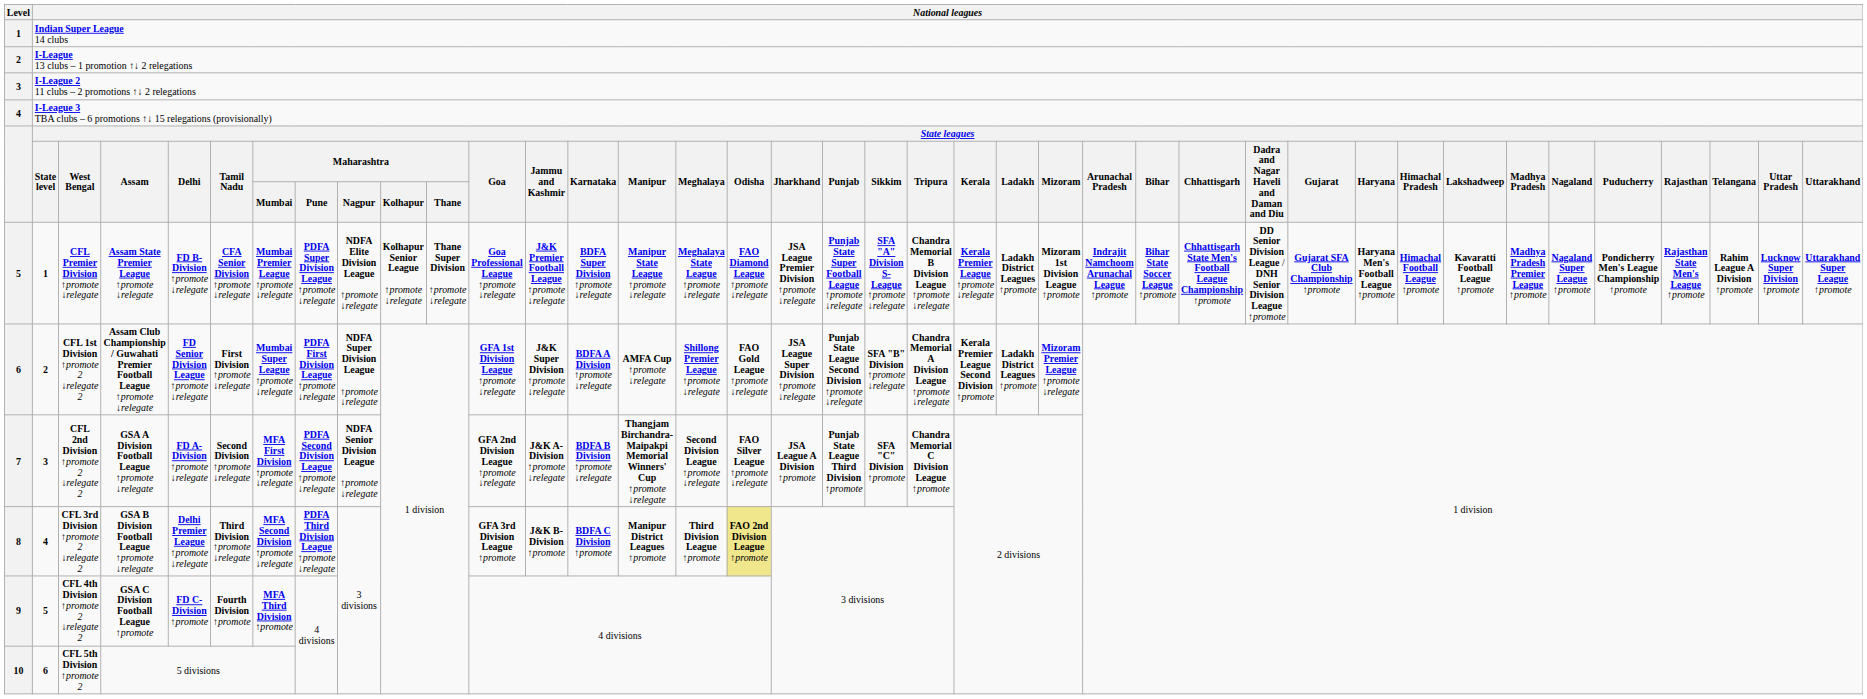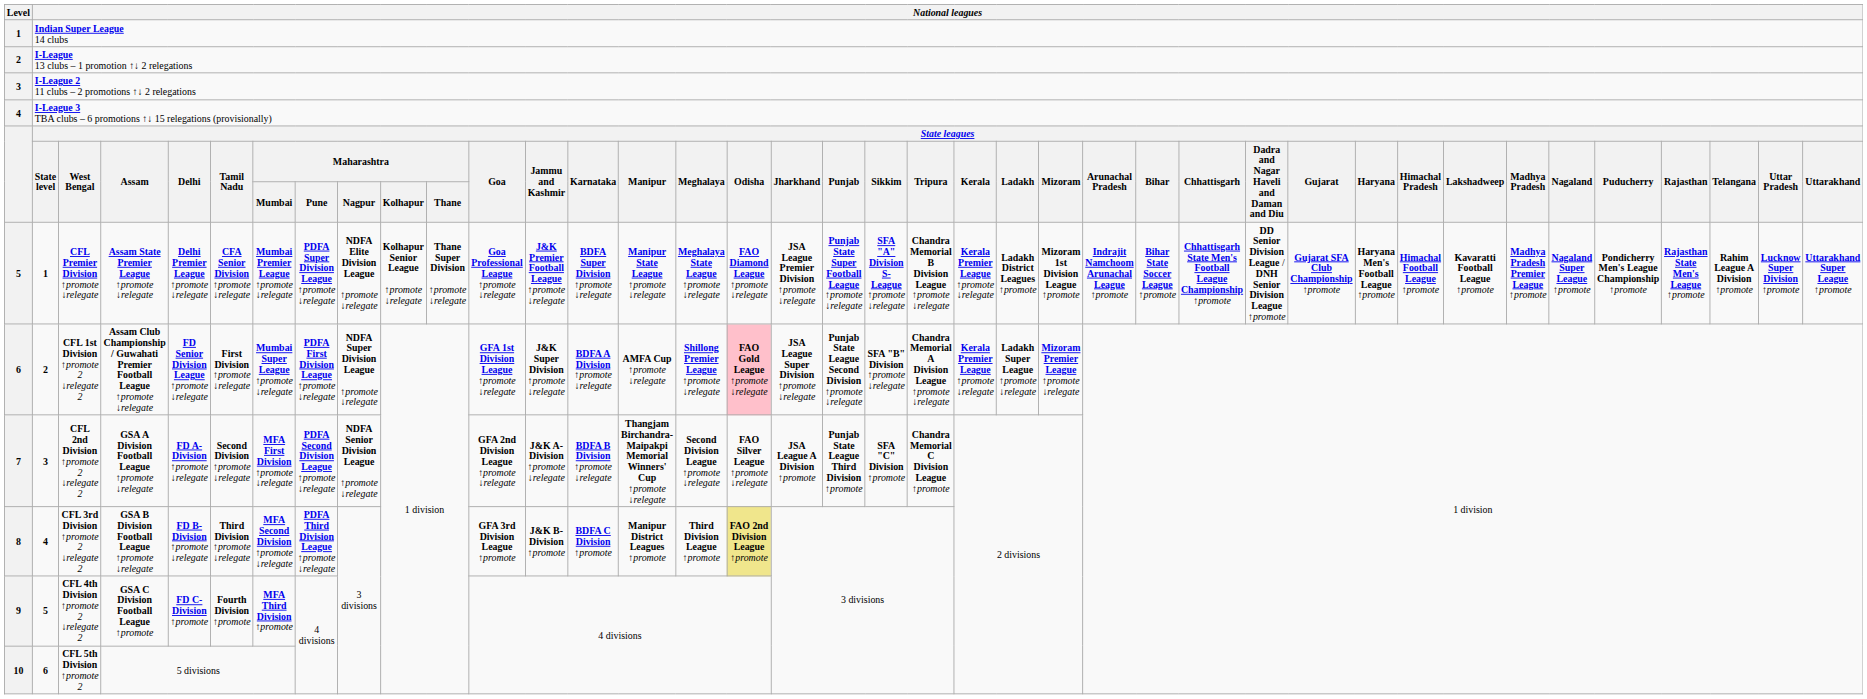(189, 273) FD B-Division ↑promote ↓relegate -> (189, 273) Delhi Premier League ↑promote ↓relegate
(749, 370) no background -> (749, 370) pink background
(975, 370) Kerala Premier League Second Division ↑promote -> (975, 370) Kerala Premier League ↑promote ↓relegate
(1018, 370) Ladakh District Leagues ↑promote -> (1018, 370) Ladakh Super League ↑promote ↓relegate
(189, 541) Delhi Premier League ↑promote ↓relegate -> (189, 541) FD B-Division ↑promote ↓relegate
